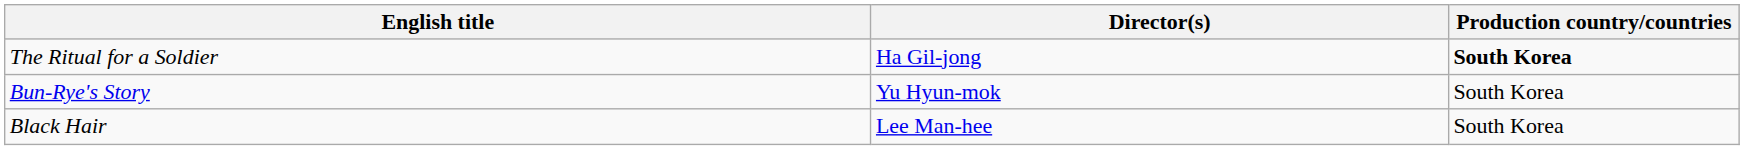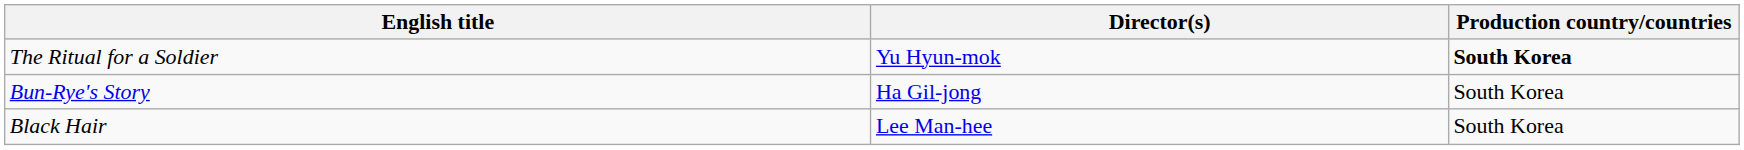(929, 56) Ha Gil-jong -> (938, 56) Yu Hyun-mok
(938, 91) Yu Hyun-mok -> (929, 91) Ha Gil-jong
